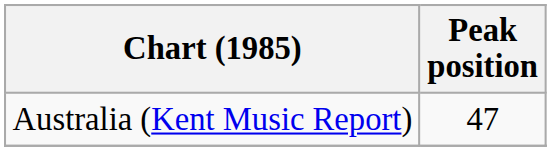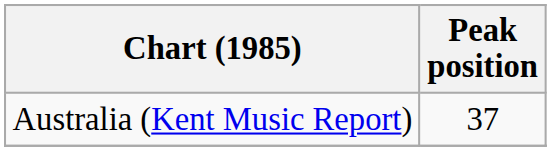(483, 118) 47 -> (483, 118) 37
